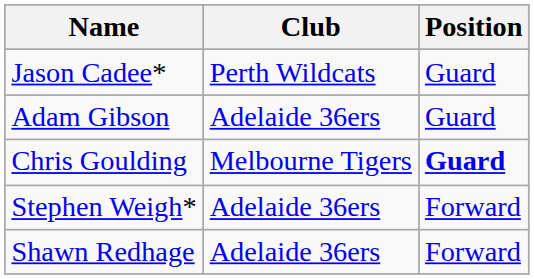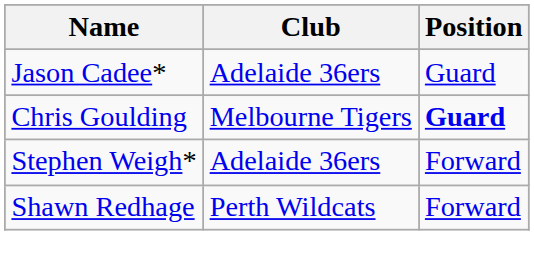(293, 71) Perth Wildcats -> (295, 71) Adelaide 36ers
- row: (90, 116)
(295, 251) Adelaide 36ers -> (293, 206) Perth Wildcats
